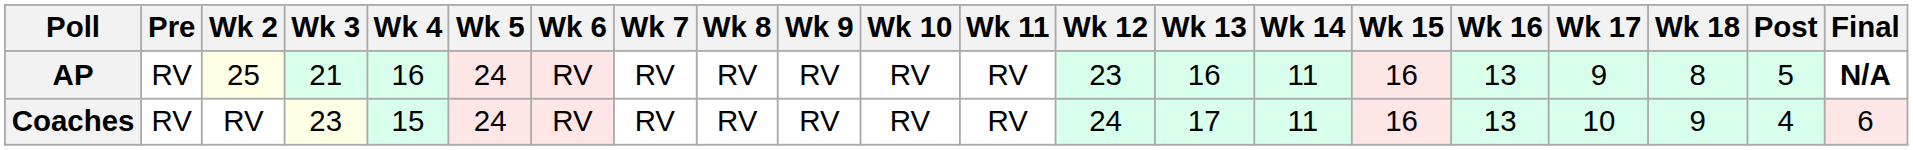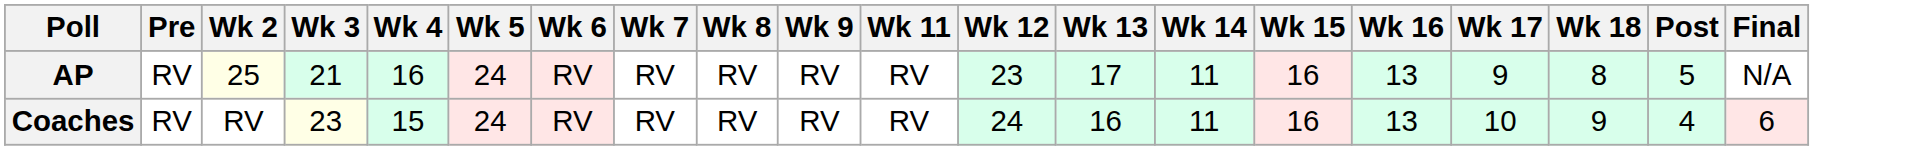- column: (910, 27)
(1204, 74) 16 -> (1106, 74) 17
(1865, 74) bold -> (1767, 74) normal
(1204, 121) 17 -> (1106, 121) 16
